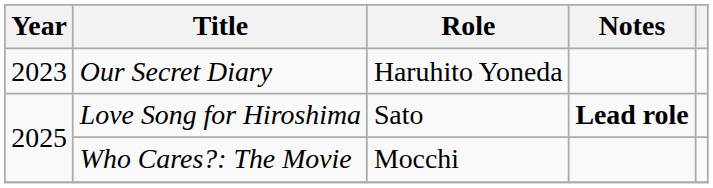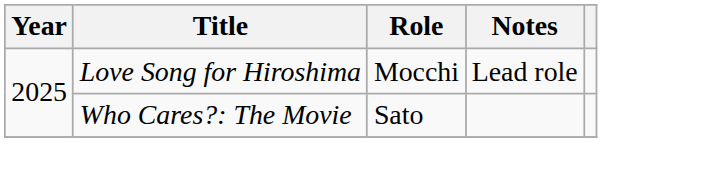- row: (176, 70)
(399, 114) Sato -> (416, 70) Mocchi
(632, 114) bold -> (525, 70) normal
(416, 159) Mocchi -> (399, 114) Sato
